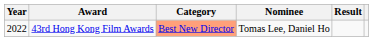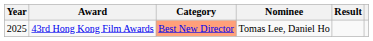(17, 28) 2022 -> (17, 28) 2025
